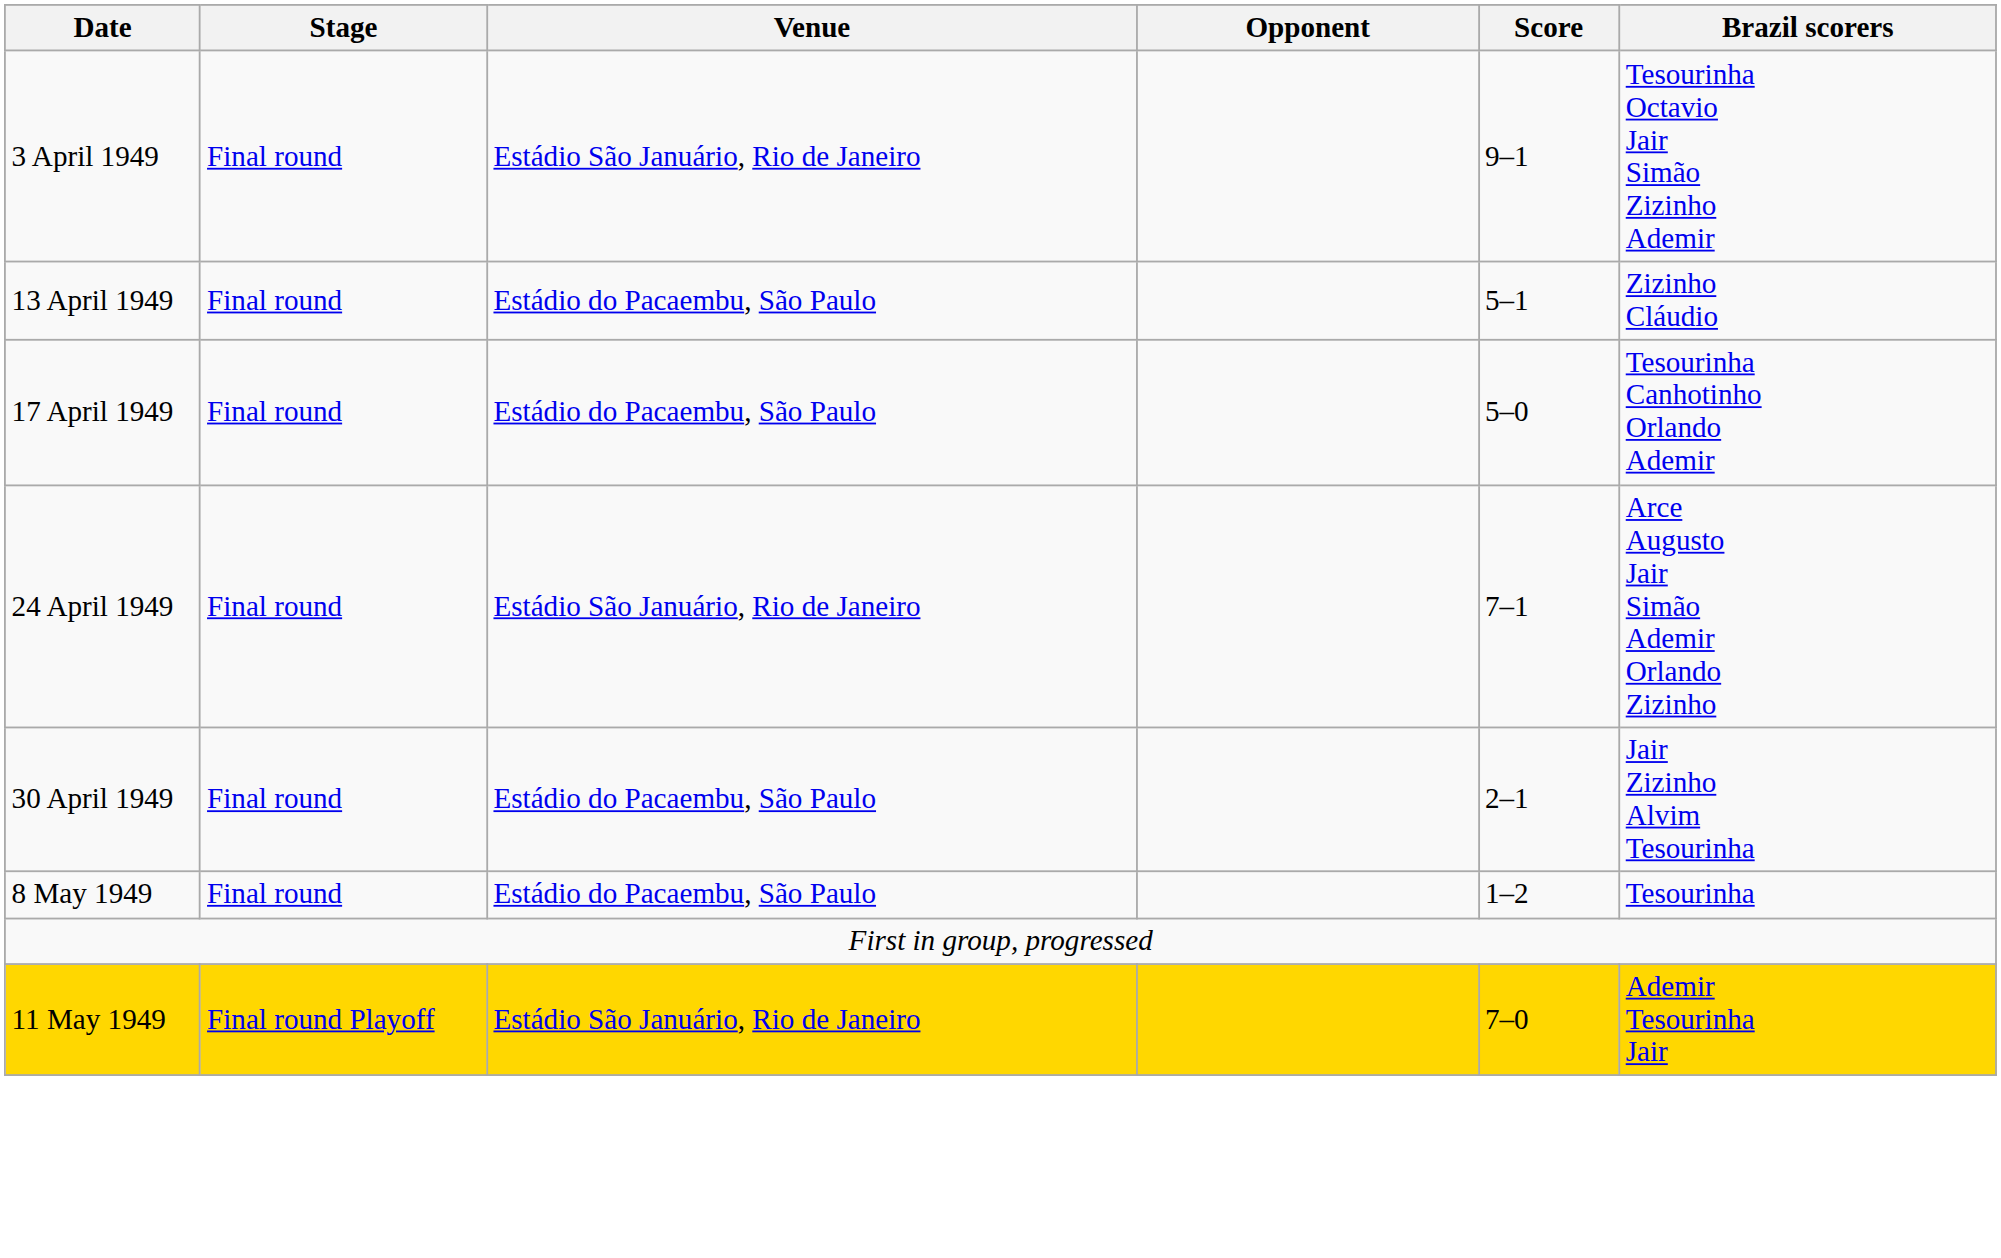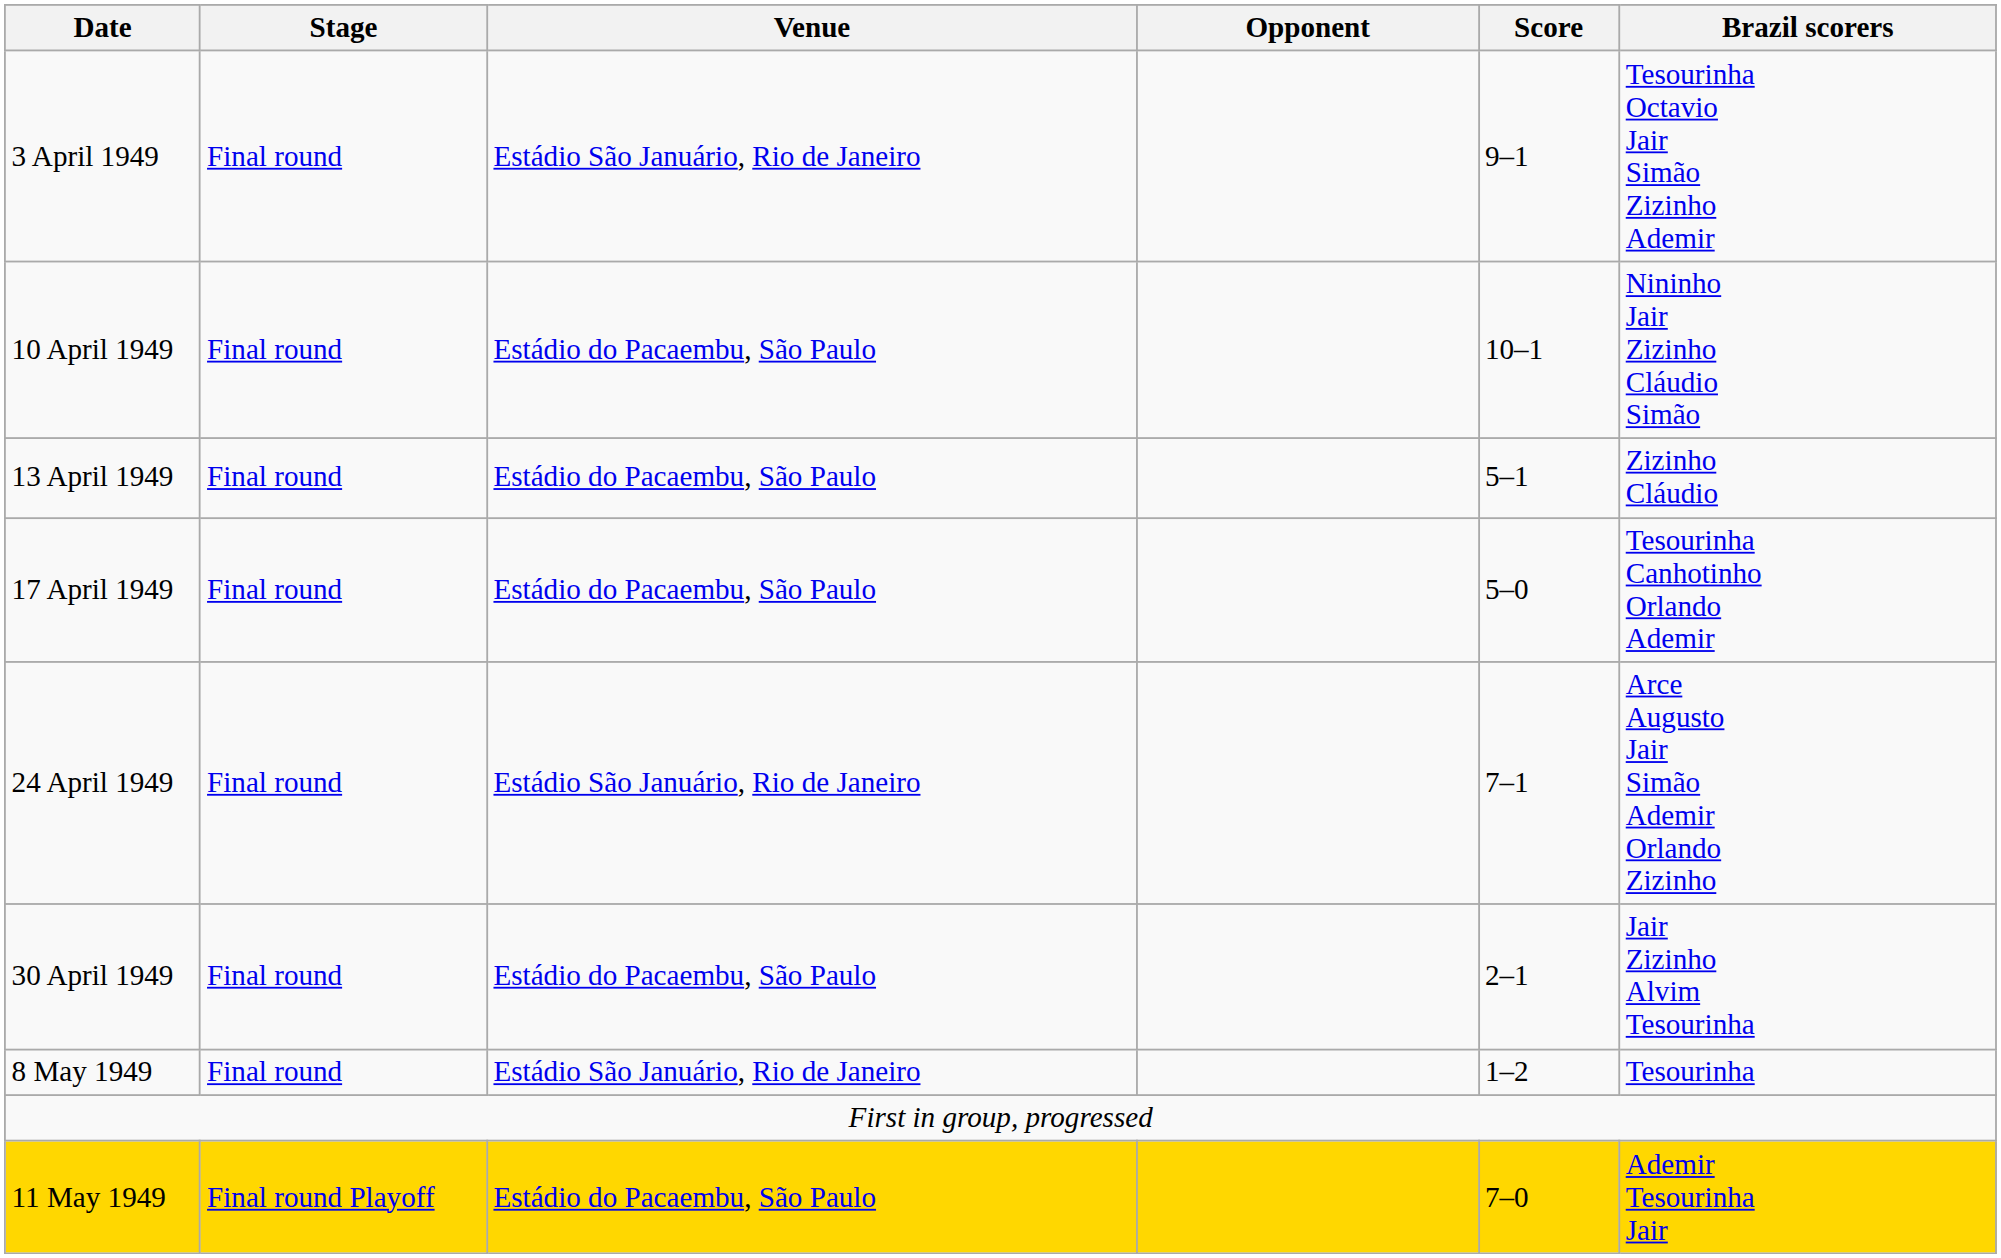+ row: (93, 349)
(685, 894) Estádio do Pacaembu, São Paulo -> (707, 1071) Estádio São Januário, Rio de Janeiro
(707, 1019) Estádio São Januário, Rio de Janeiro -> (685, 1196) Estádio do Pacaembu, São Paulo
